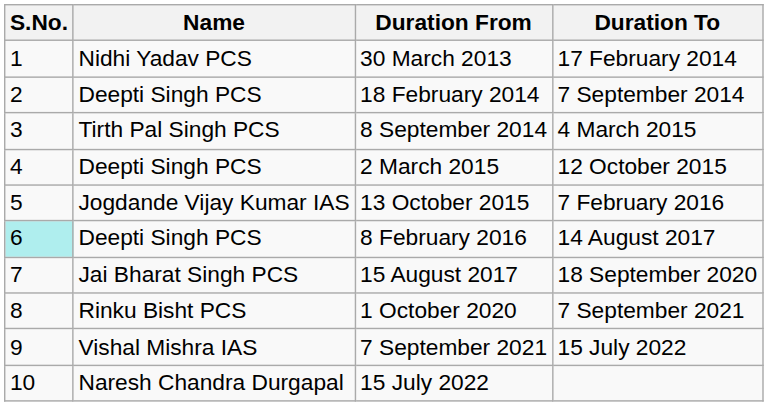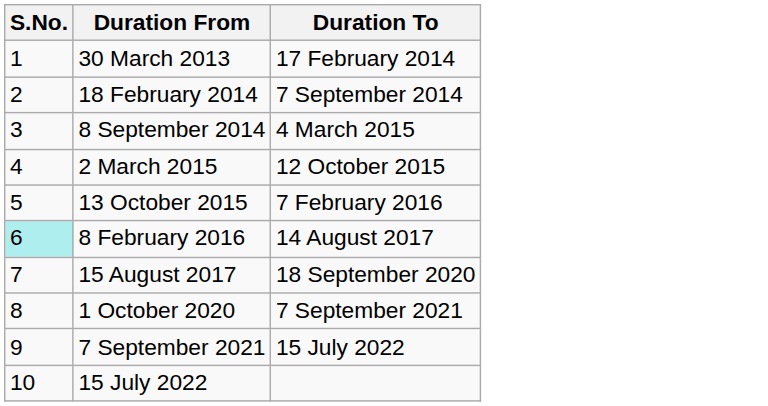- column: (214, 22)
